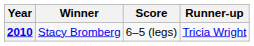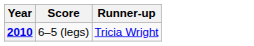- column: (79, 13)
